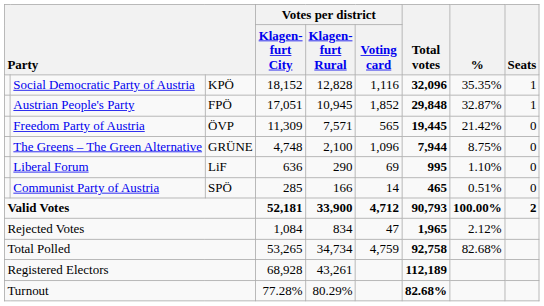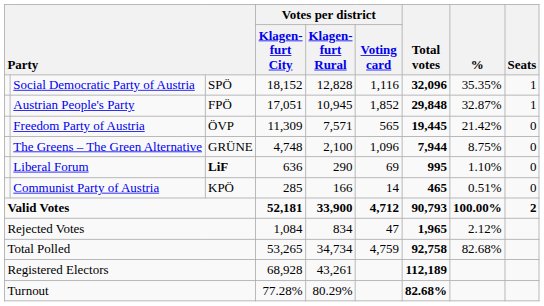(221, 85) KPÖ -> (220, 85) SPÖ
(217, 167) normal -> (218, 167) bold
(220, 187) SPÖ -> (221, 187) KPÖ
